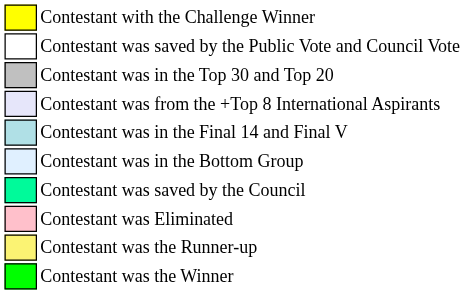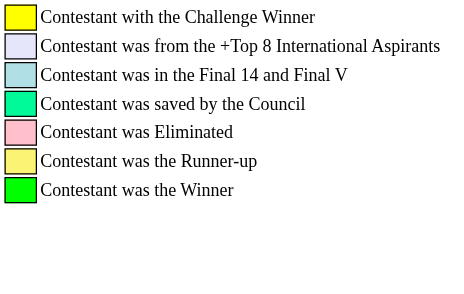- row: (250, 46)
- row: (187, 74)
- row: (172, 161)
